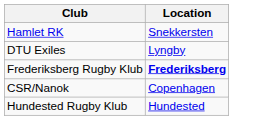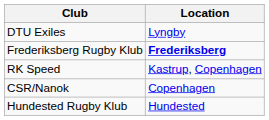- row: (35, 32)
+ row: (34, 69)
